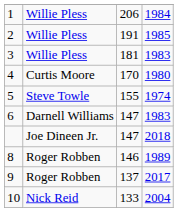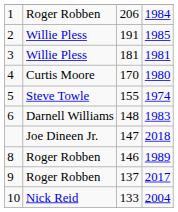(57, 14) Willie Pless -> (63, 14) Roger Robben
(158, 55) 1983 -> (158, 55) 1981
(129, 116) 147 -> (129, 116) 148
